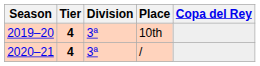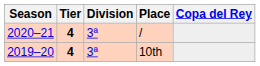rows swapped: (151, 33) <-> (141, 52)
